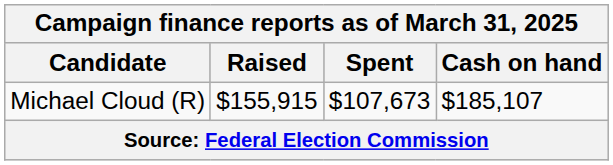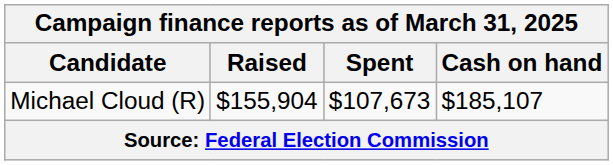(267, 100) $155,915 -> (267, 100) $155,904
